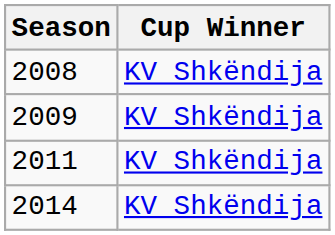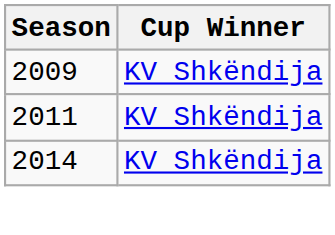- row: (45, 72)
